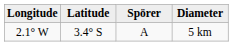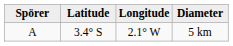columns swapped: (144, 13) <-> (32, 13)
